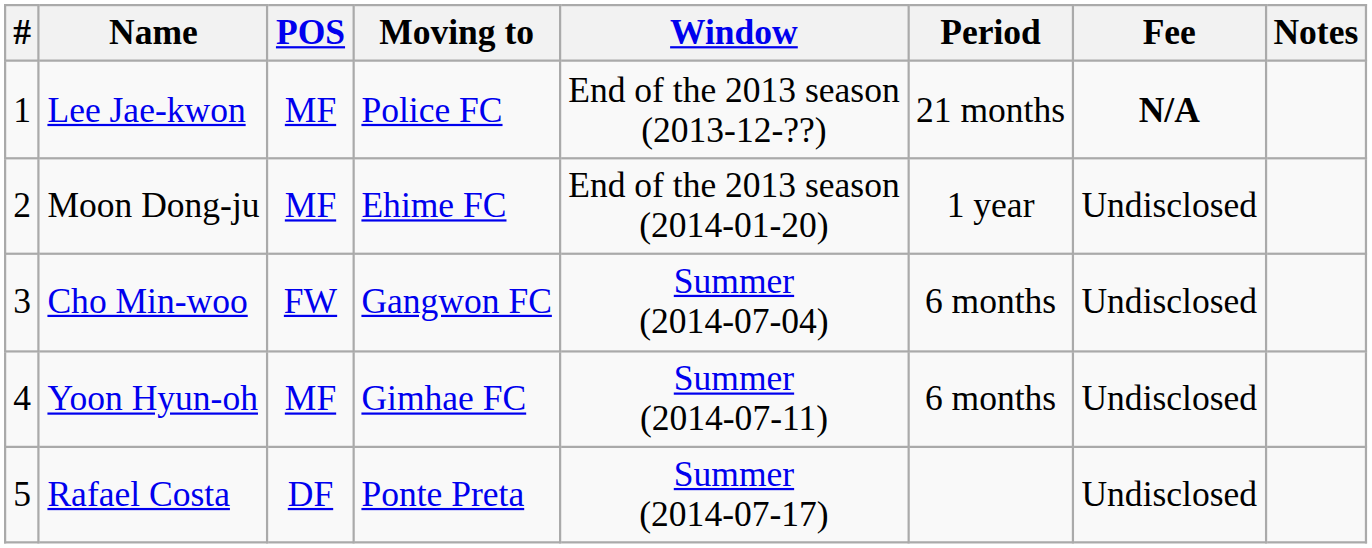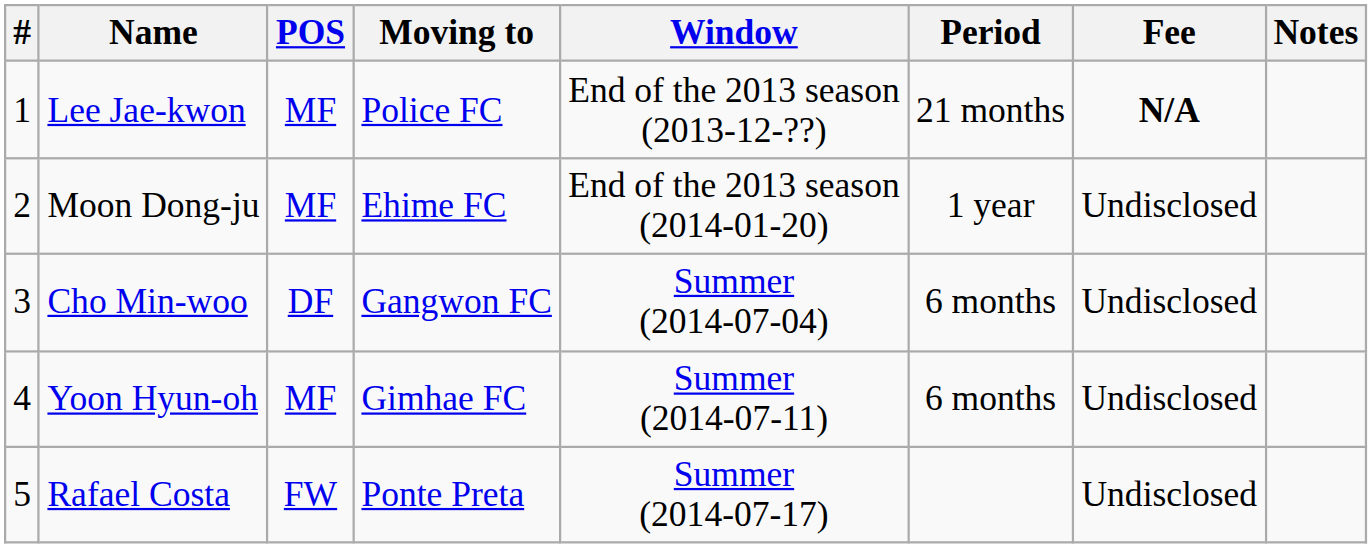(310, 301) FW -> (310, 301) DF
(310, 494) DF -> (310, 494) FW
